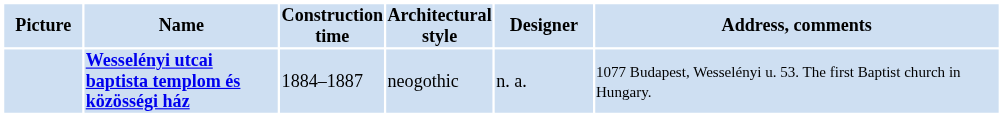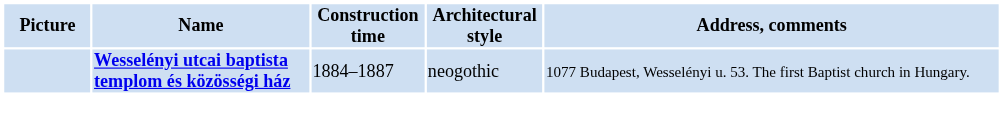- column: (544, 25)
